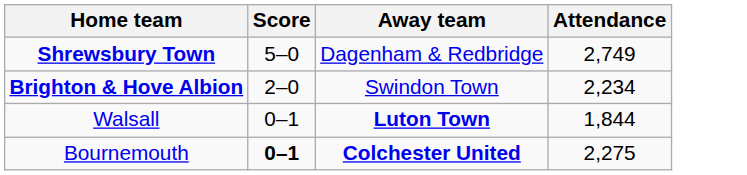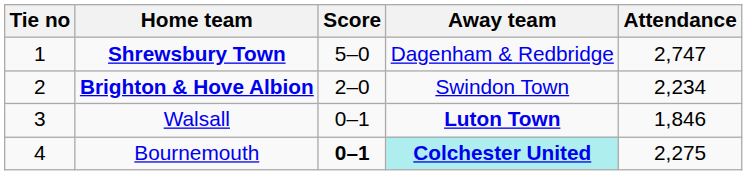+ column: (40, 20)
(610, 53) 2,749 -> (680, 53) 2,747
(610, 119) 1,844 -> (680, 119) 1,846
(432, 152) no background -> (502, 152) paleturquoise background
